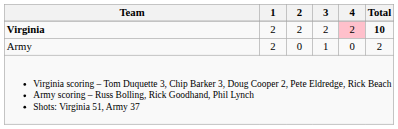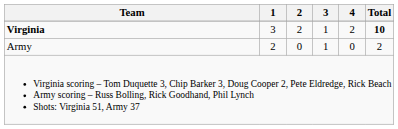(273, 30) 2 -> (273, 30) 3
(326, 30) 2 -> (326, 30) 1
(352, 30) pink background -> (352, 30) no background
